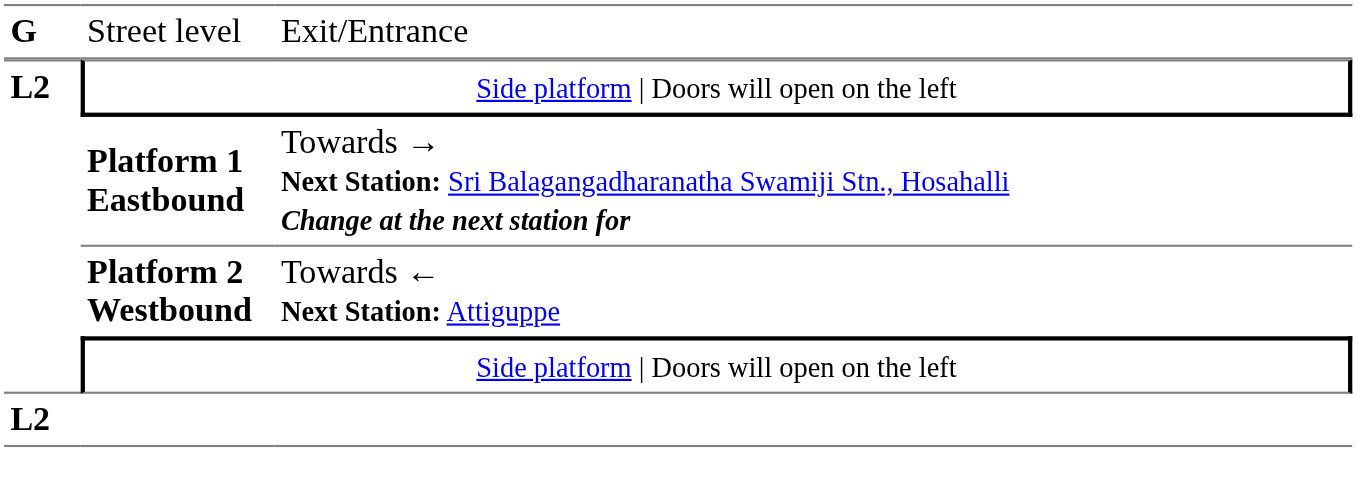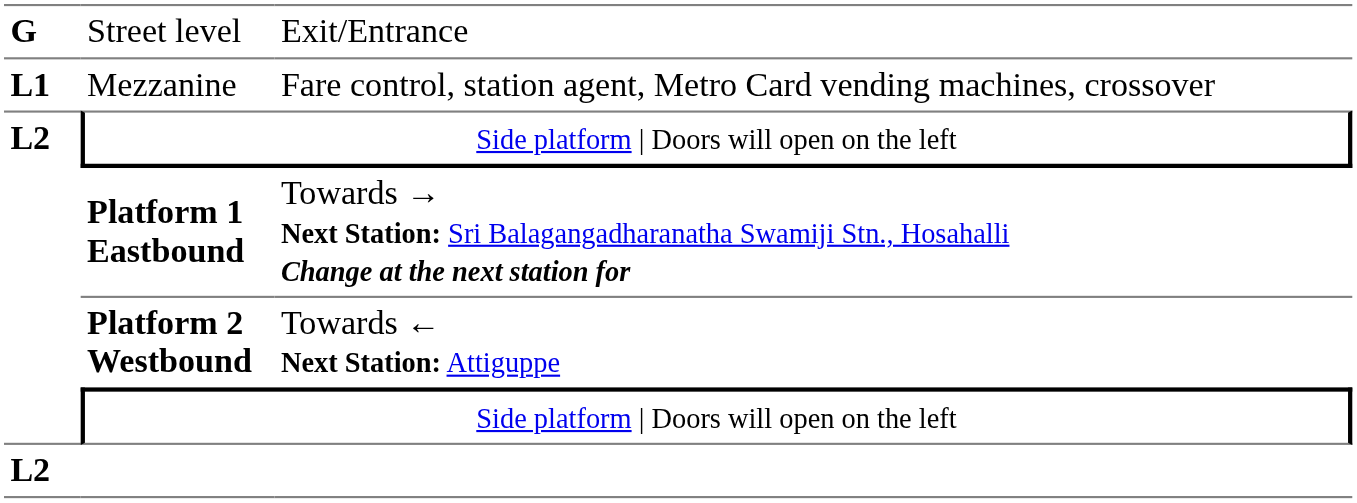+ row: (162, 84)
